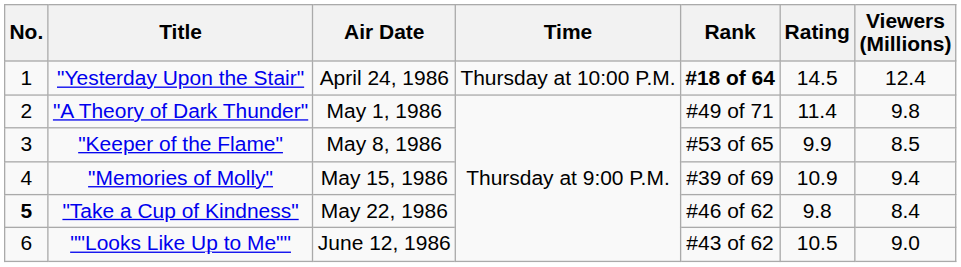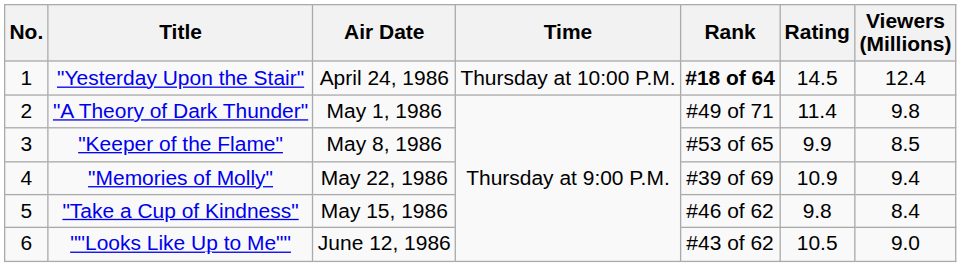(384, 177) May 15, 1986 -> (384, 177) May 22, 1986
(26, 210) bold -> (26, 210) normal
(384, 210) May 22, 1986 -> (384, 210) May 15, 1986
